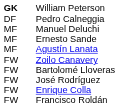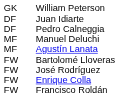(11, 8) bold -> (10, 8) normal
+ row: (60, 18)
- row: (66, 39)
- row: (67, 59)
